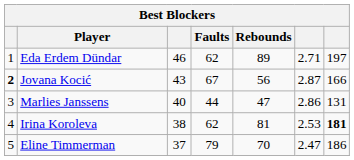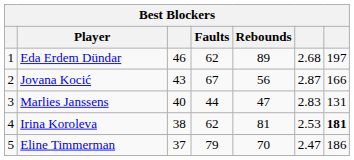(309, 58) 2.71 -> (309, 58) 2.68
(11, 80) bold -> (11, 80) normal
(309, 102) 2.86 -> (309, 102) 2.83
